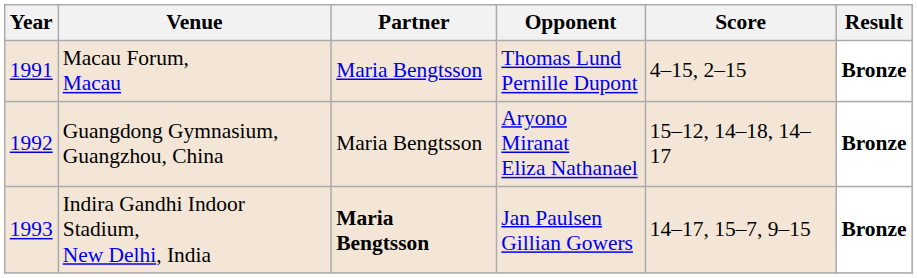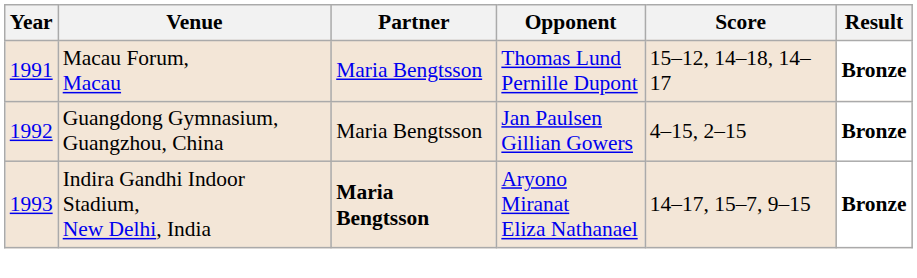(698, 70) 4–15, 2–15 -> (730, 70) 15–12, 14–18, 14–17
(570, 144) Aryono Miranat Eliza Nathanael -> (567, 131) Jan Paulsen Gillian Gowers
(730, 144) 15–12, 14–18, 14–17 -> (698, 131) 4–15, 2–15
(567, 230) Jan Paulsen Gillian Gowers -> (570, 204) Aryono Miranat Eliza Nathanael
